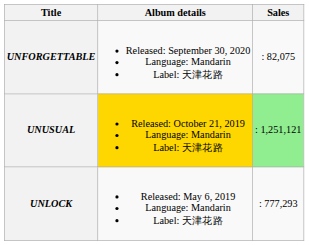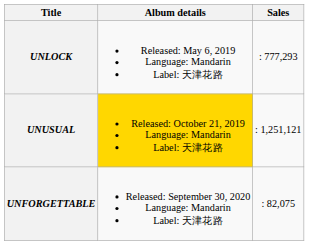rows swapped: (51, 203) <-> (51, 57)
(278, 130) lightgreen background -> (278, 130) no background
